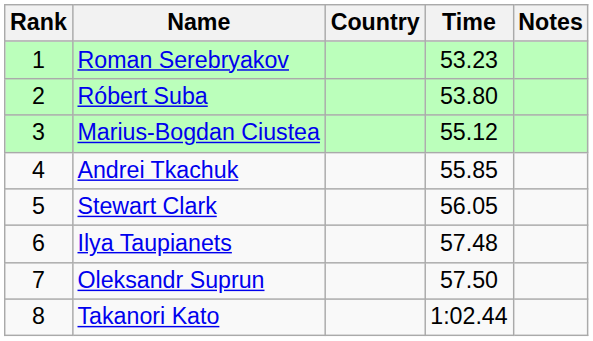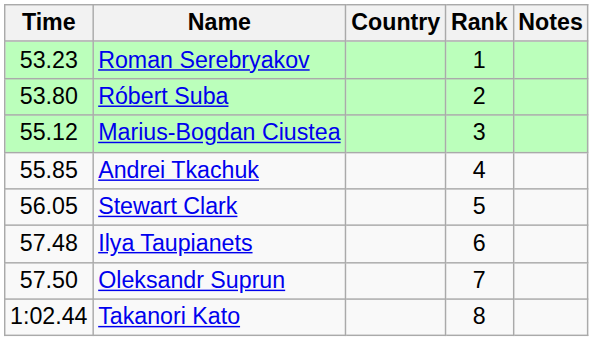columns swapped: (38, 22) <-> (469, 22)
